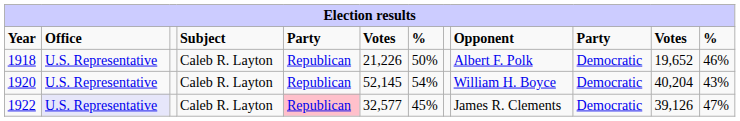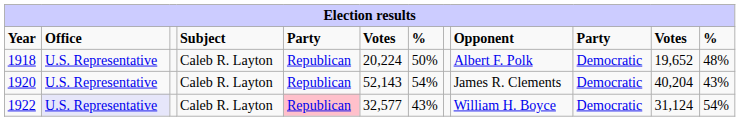(382, 60) 21,226 -> (382, 60) 20,224
(716, 60) 46% -> (716, 60) 48%
(382, 82) 52,145 -> (382, 82) 52,143
(505, 82) William H. Boyce -> (507, 82) James R. Clements
(425, 104) 45% -> (425, 104) 43%
(507, 104) James R. Clements -> (505, 104) William H. Boyce
(674, 104) 39,126 -> (674, 104) 31,124
(716, 104) 47% -> (716, 104) 54%
